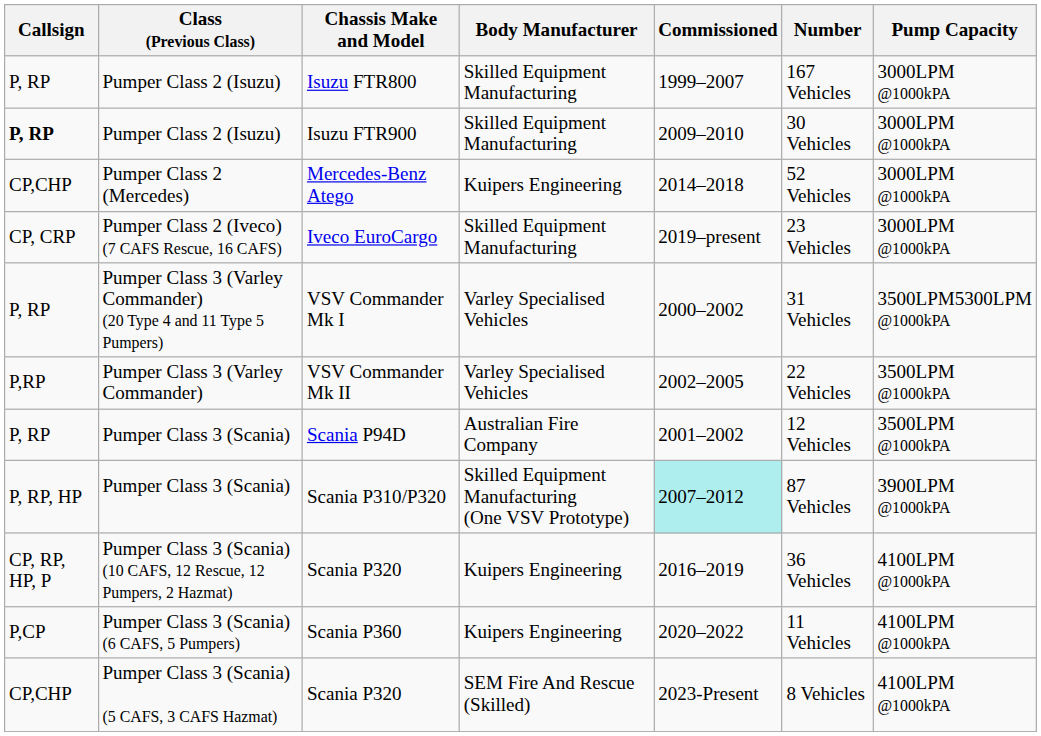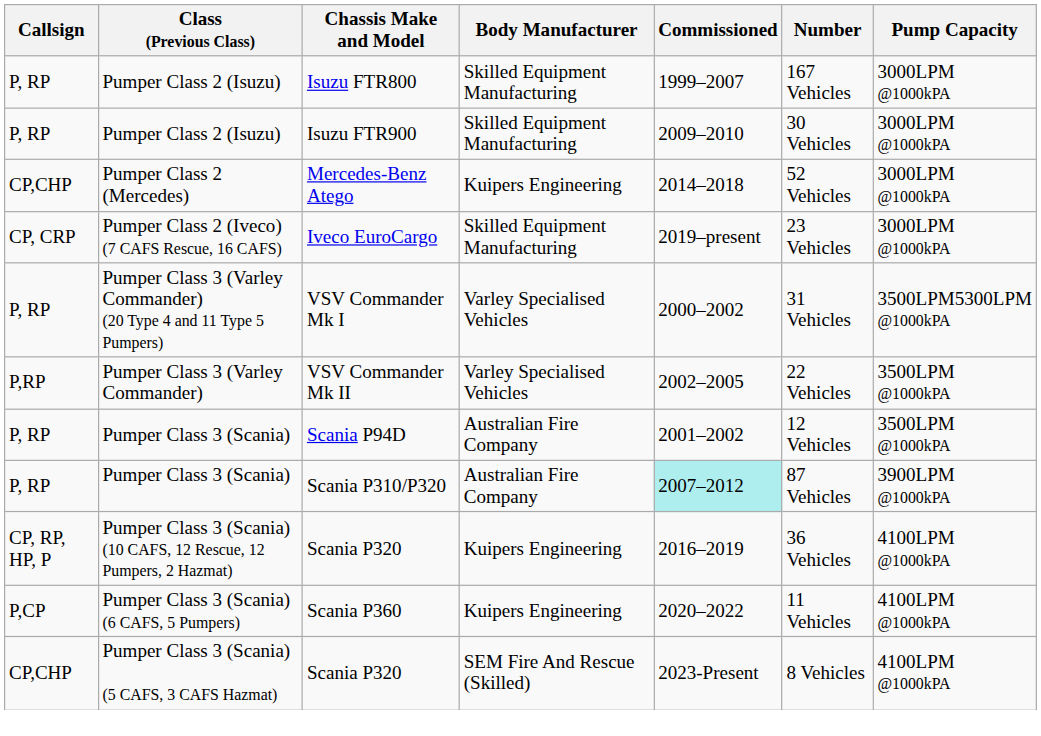(31, 133) bold -> (30, 133) normal
(46, 496) P, RP, HP -> (30, 486) P, RP
(546, 496) Skilled Equipment Manufacturing (One VSV Prototype) -> (521, 486) Australian Fire Company
